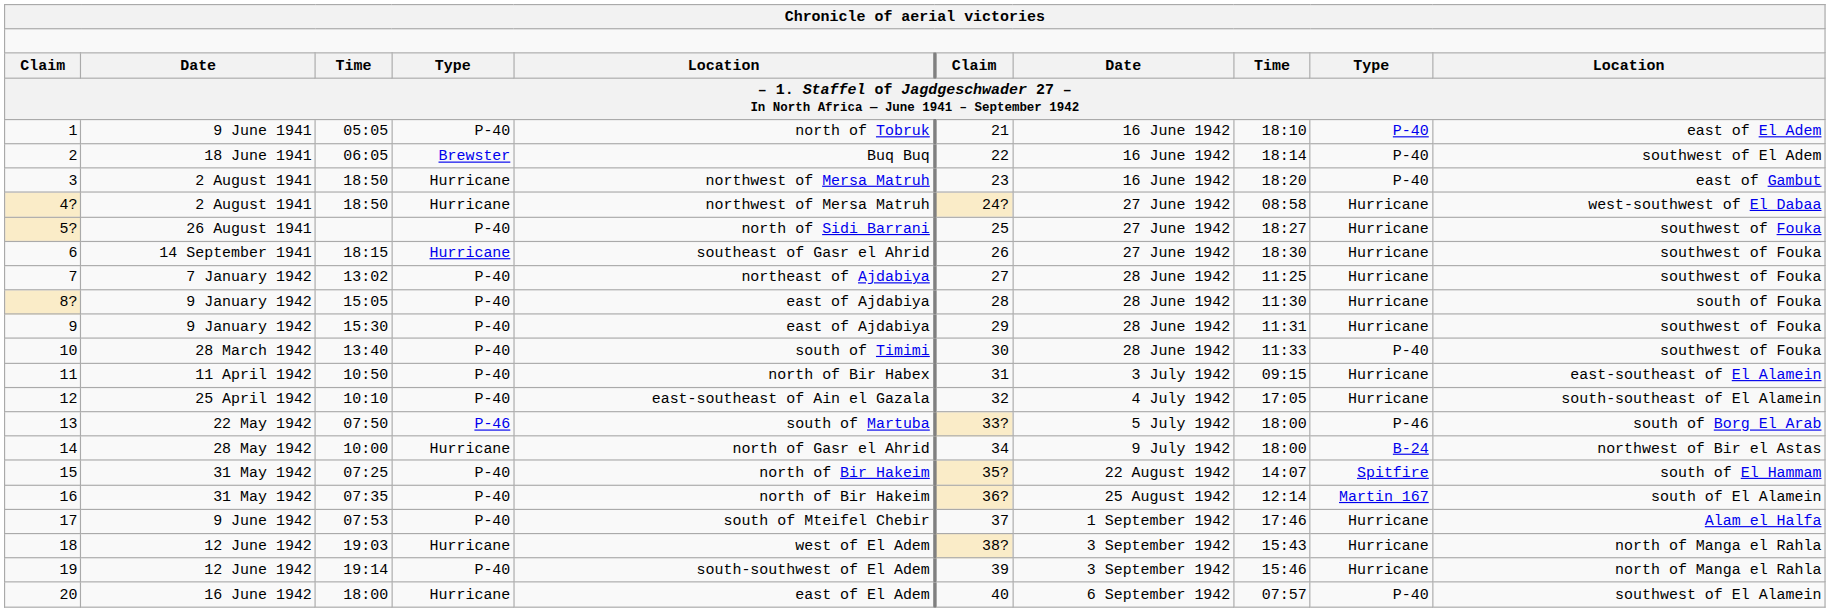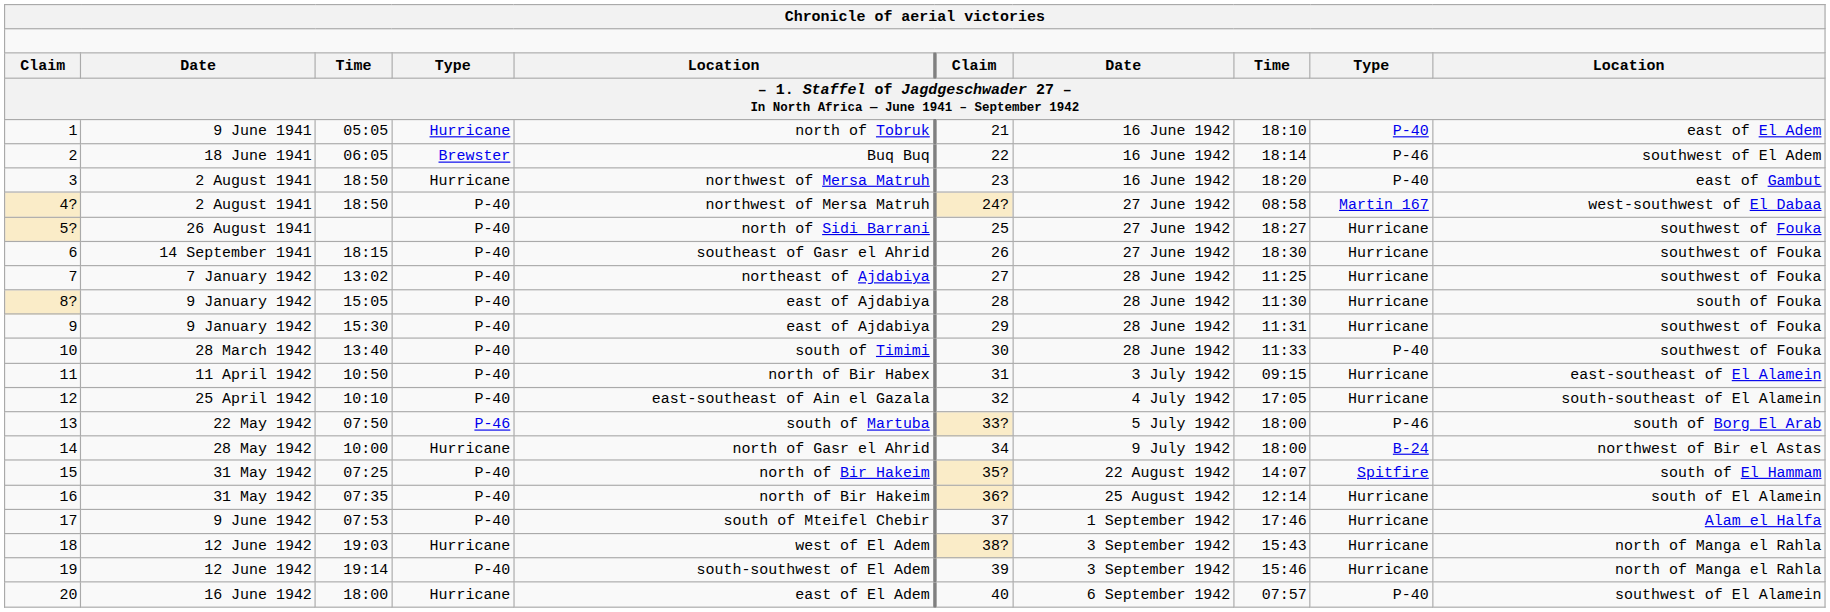(492, 131) P-40 -> (470, 131) Hurricane
(1411, 156) P-40 -> (1411, 156) P-46
(470, 205) Hurricane -> (492, 205) P-40
(1388, 205) Hurricane -> (1384, 205) Martin 167
(470, 253) Hurricane -> (492, 253) P-40
(1384, 497) Martin 167 -> (1388, 497) Hurricane
